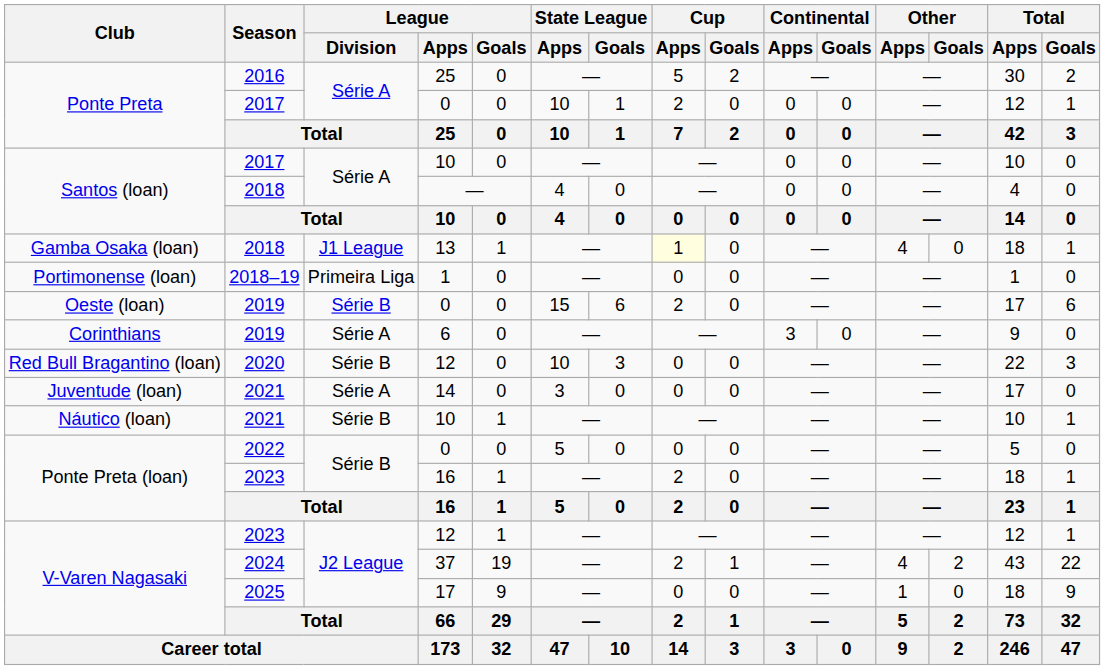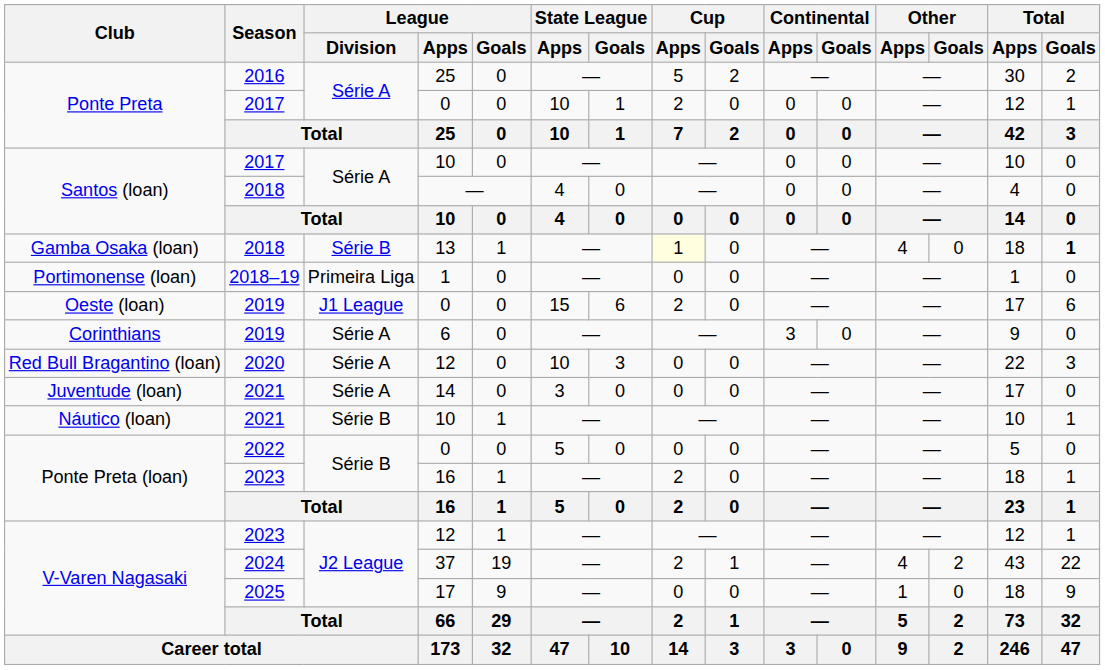(361, 248) J1 League -> (361, 248) Série B
(1071, 248) normal -> (1071, 248) bold
(361, 305) Série B -> (361, 305) J1 League
(361, 362) Série B -> (361, 362) Série A
